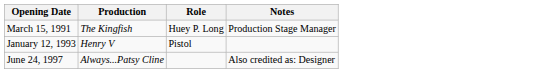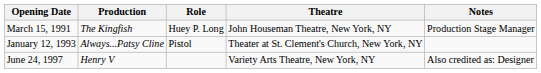+ column: (325, 12)
(97, 44) Henry V -> (122, 44) Always...Patsy Cline
(122, 60) Always...Patsy Cline -> (97, 60) Henry V
